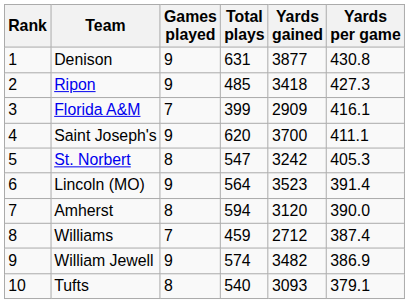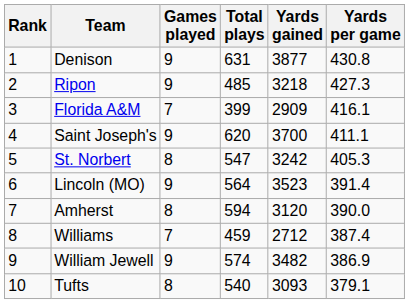(290, 85) 3418 -> (290, 85) 3218
